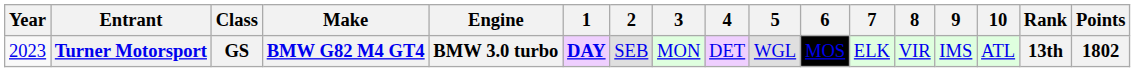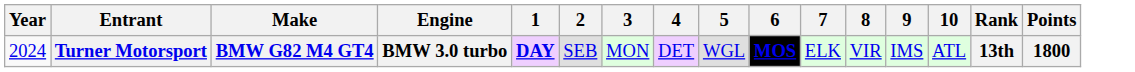- column: (237, 20)
(28, 50) 2023 -> (28, 50) 2024
(825, 50) normal -> (775, 50) bold
(1101, 50) 1802 -> (1052, 50) 1800
